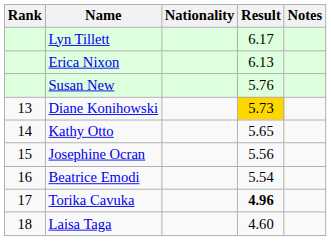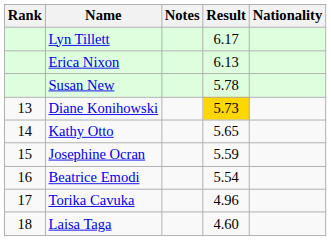columns swapped: (200, 16) <-> (305, 16)
(261, 85) 5.76 -> (226, 85) 5.78
(261, 154) 5.56 -> (226, 154) 5.59
(261, 200) bold -> (226, 200) normal
